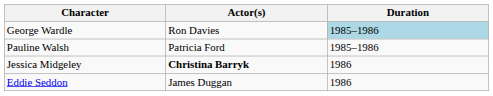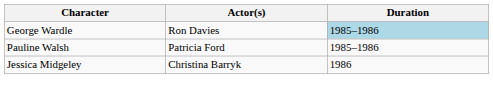(209, 64) bold -> (205, 64) normal
- row: (37, 82)
